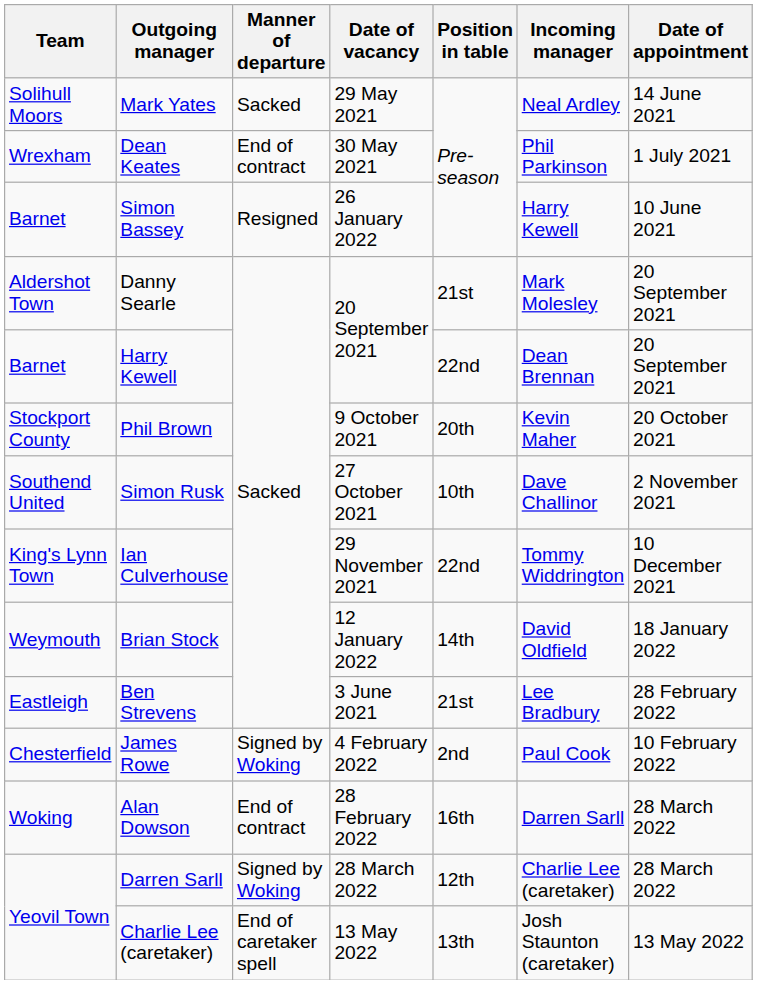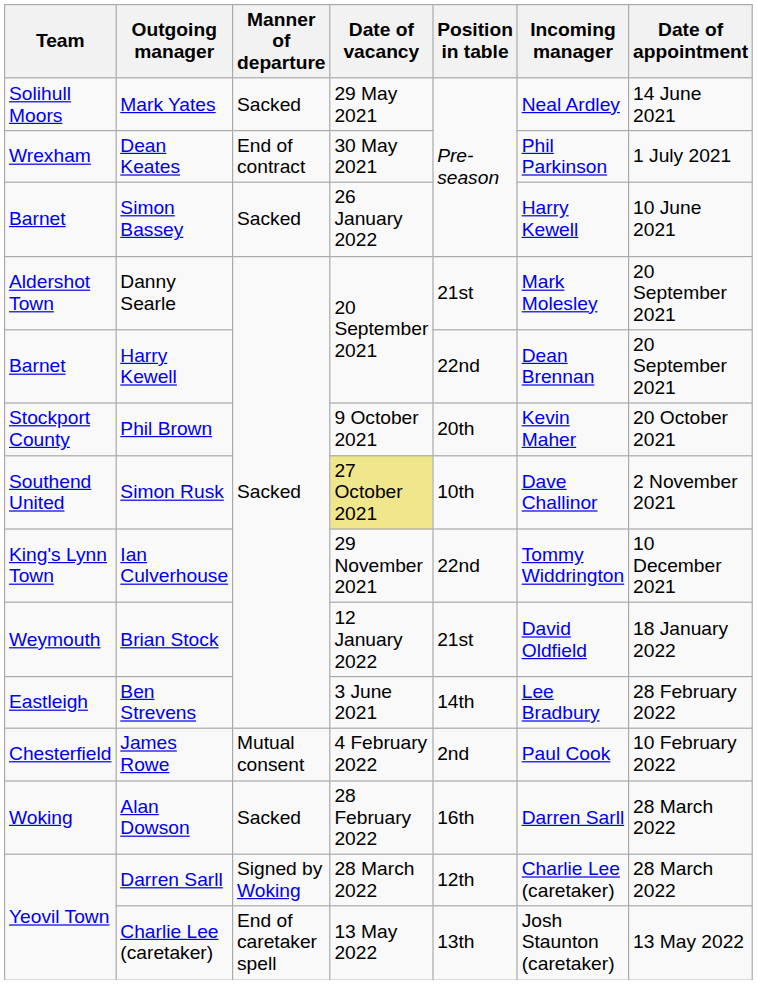(278, 219) Resigned -> (269, 219) Sacked
(369, 492) no background -> (369, 492) khaki background
(456, 639) 14th -> (455, 639) 21st
(455, 702) 21st -> (456, 702) 14th
(280, 754) Signed by Woking -> (271, 754) Mutual consent
(271, 817) End of contract -> (269, 817) Sacked
